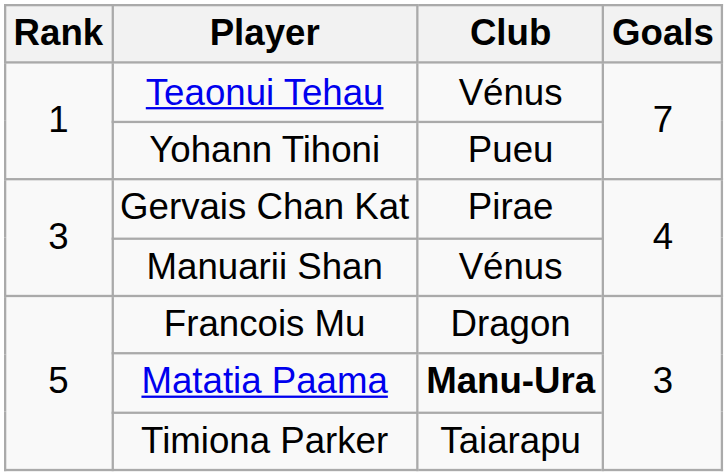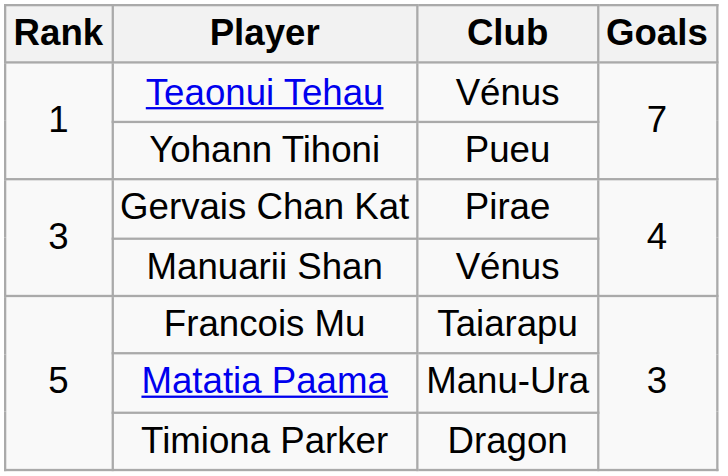(511, 324) Dragon -> (508, 324) Taiarapu
(511, 382) bold -> (508, 382) normal
(511, 440) Taiarapu -> (508, 440) Dragon
